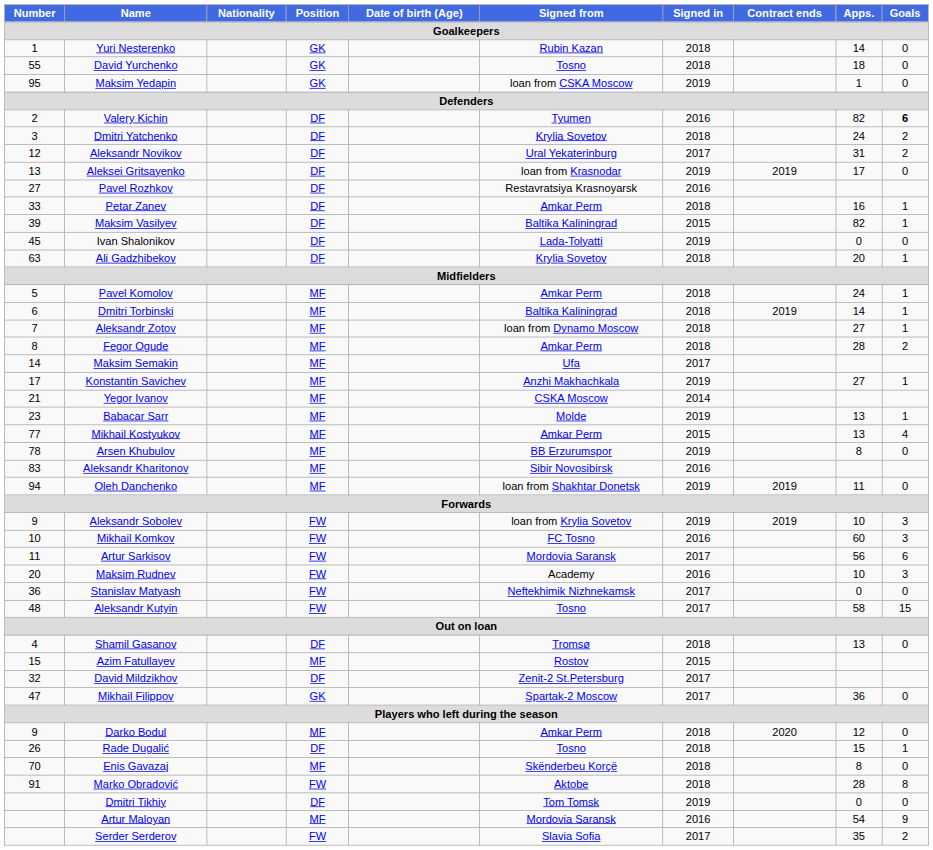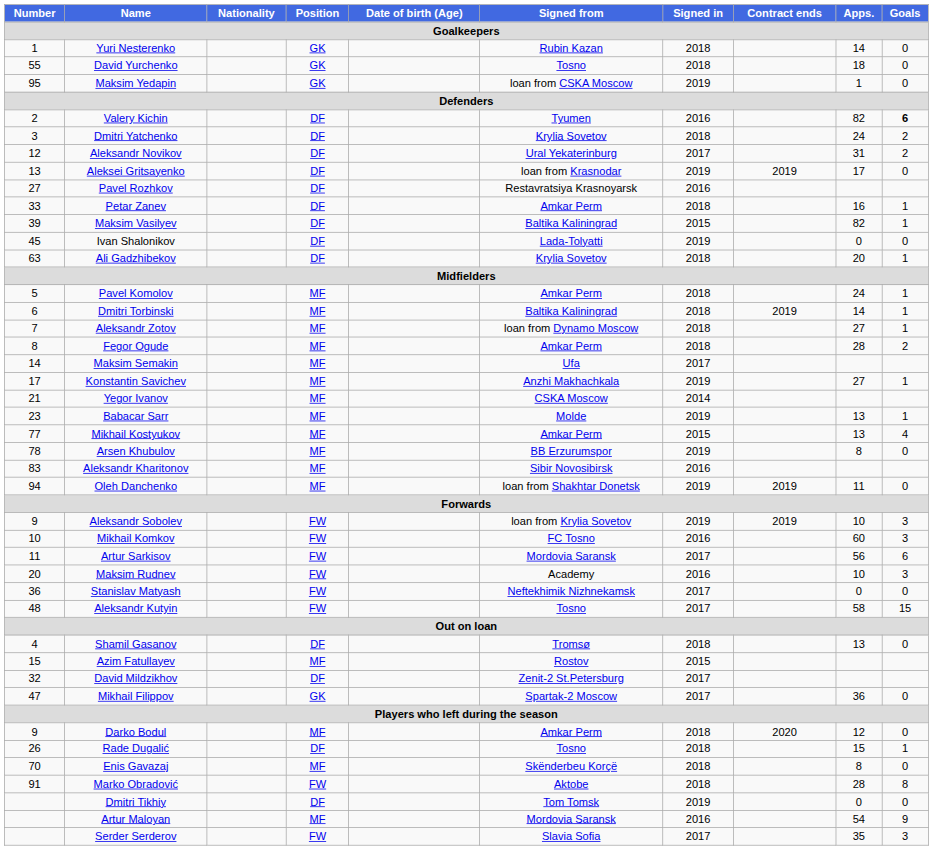(905, 837) 2 -> (905, 837) 3
